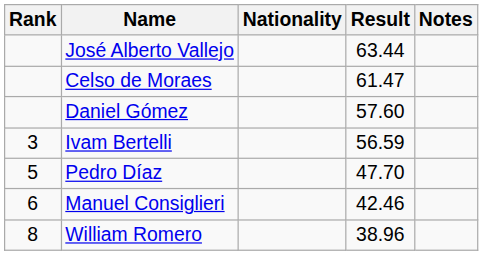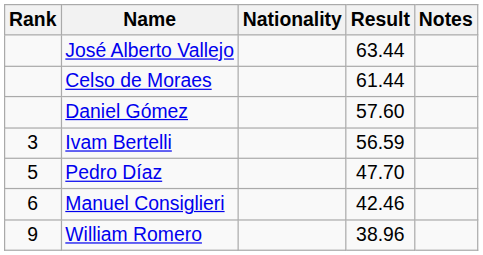(380, 81) 61.47 -> (380, 81) 61.44
(33, 234) 8 -> (33, 234) 9
